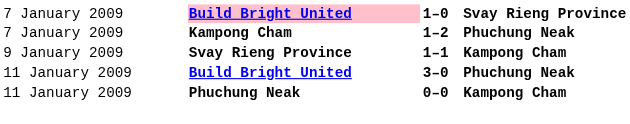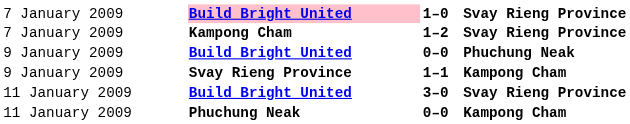(519, 34) Phuchung Neak -> (545, 34) Svay Rieng Province
+ row: (63, 53)
(519, 73) Phuchung Neak -> (545, 93) Svay Rieng Province
